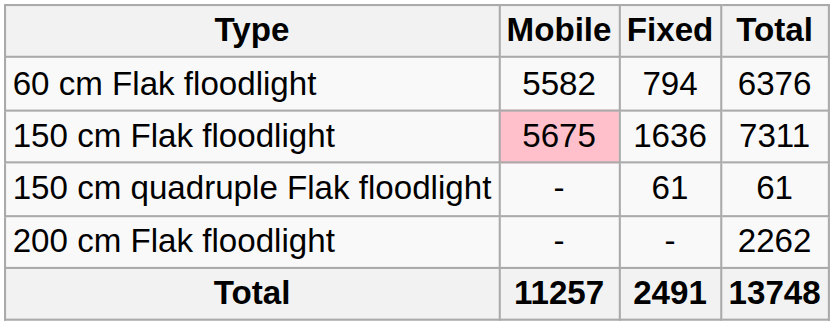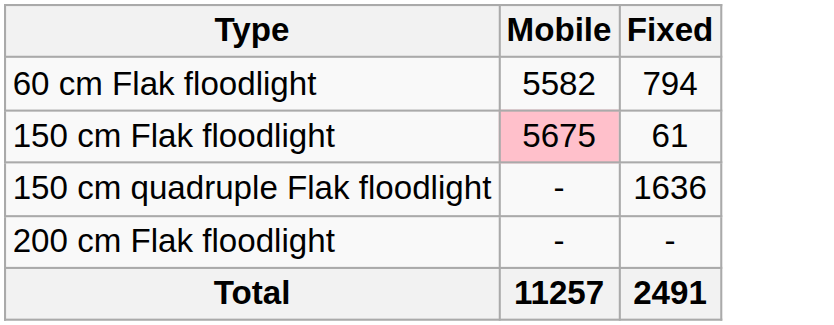- column: (775, 30)
(670, 135) 1636 -> (670, 135) 61
(670, 188) 61 -> (670, 188) 1636
